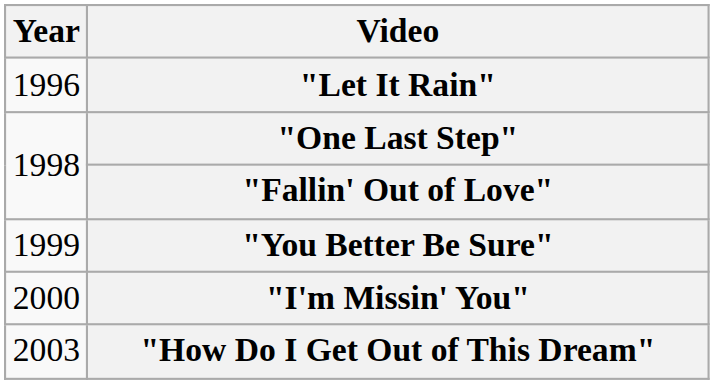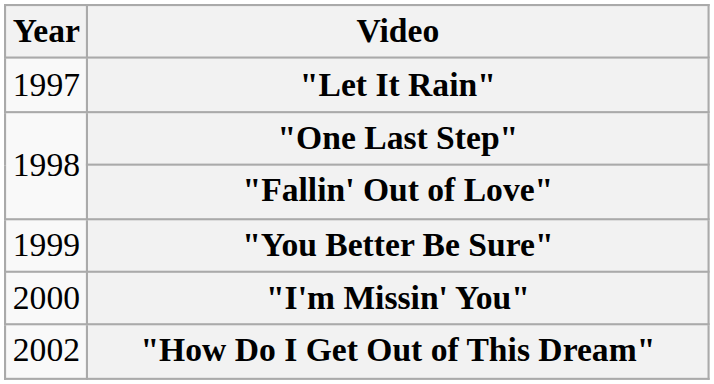(46, 84) 1996 -> (46, 84) 1997
(46, 350) 2003 -> (46, 350) 2002
